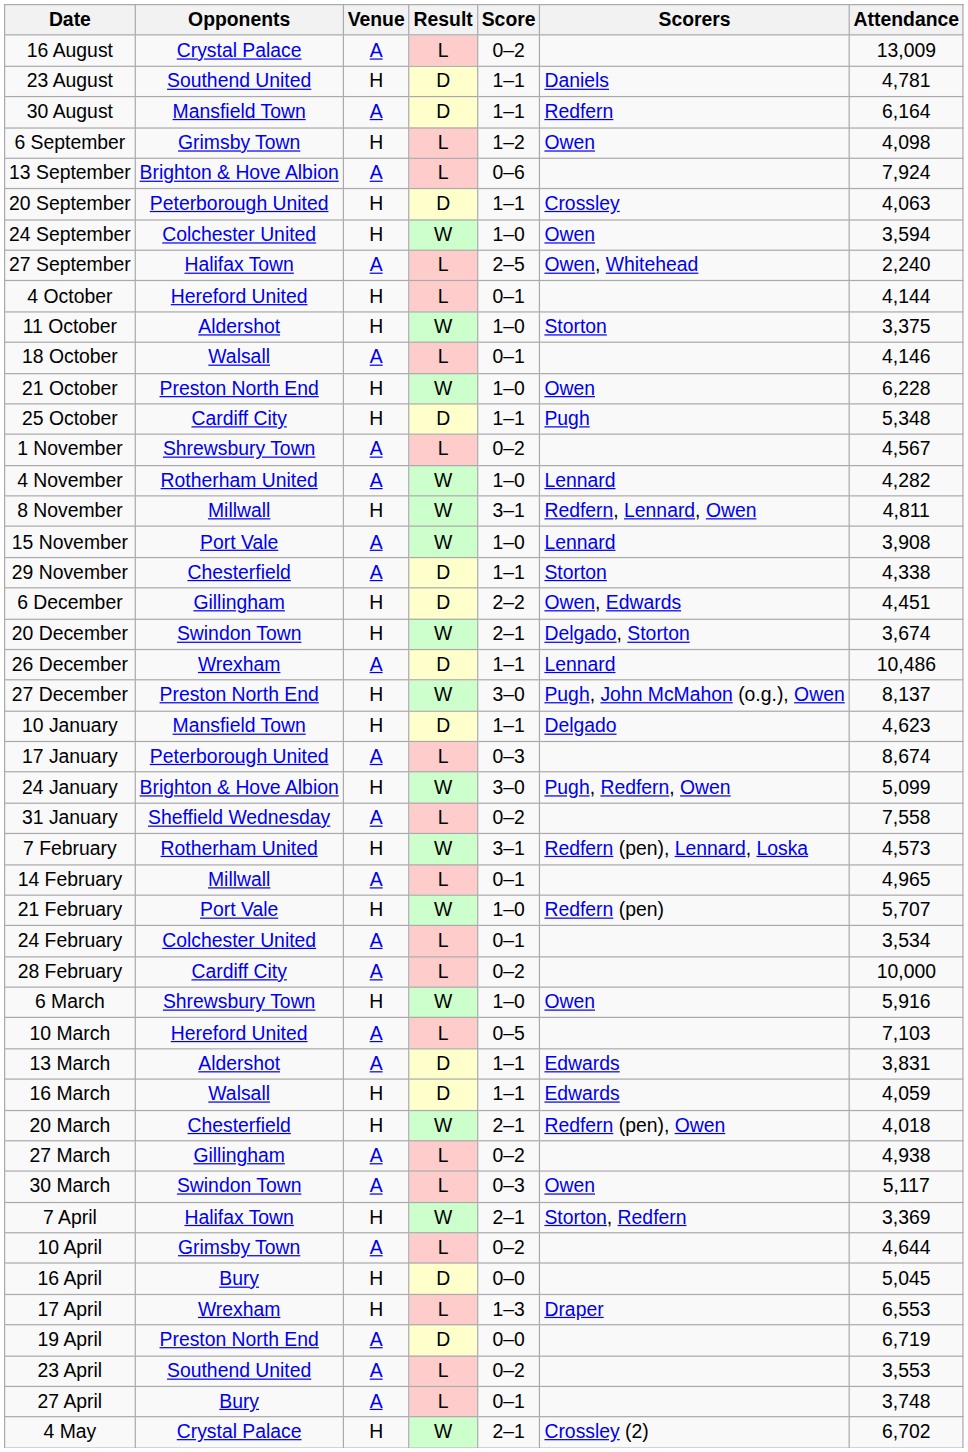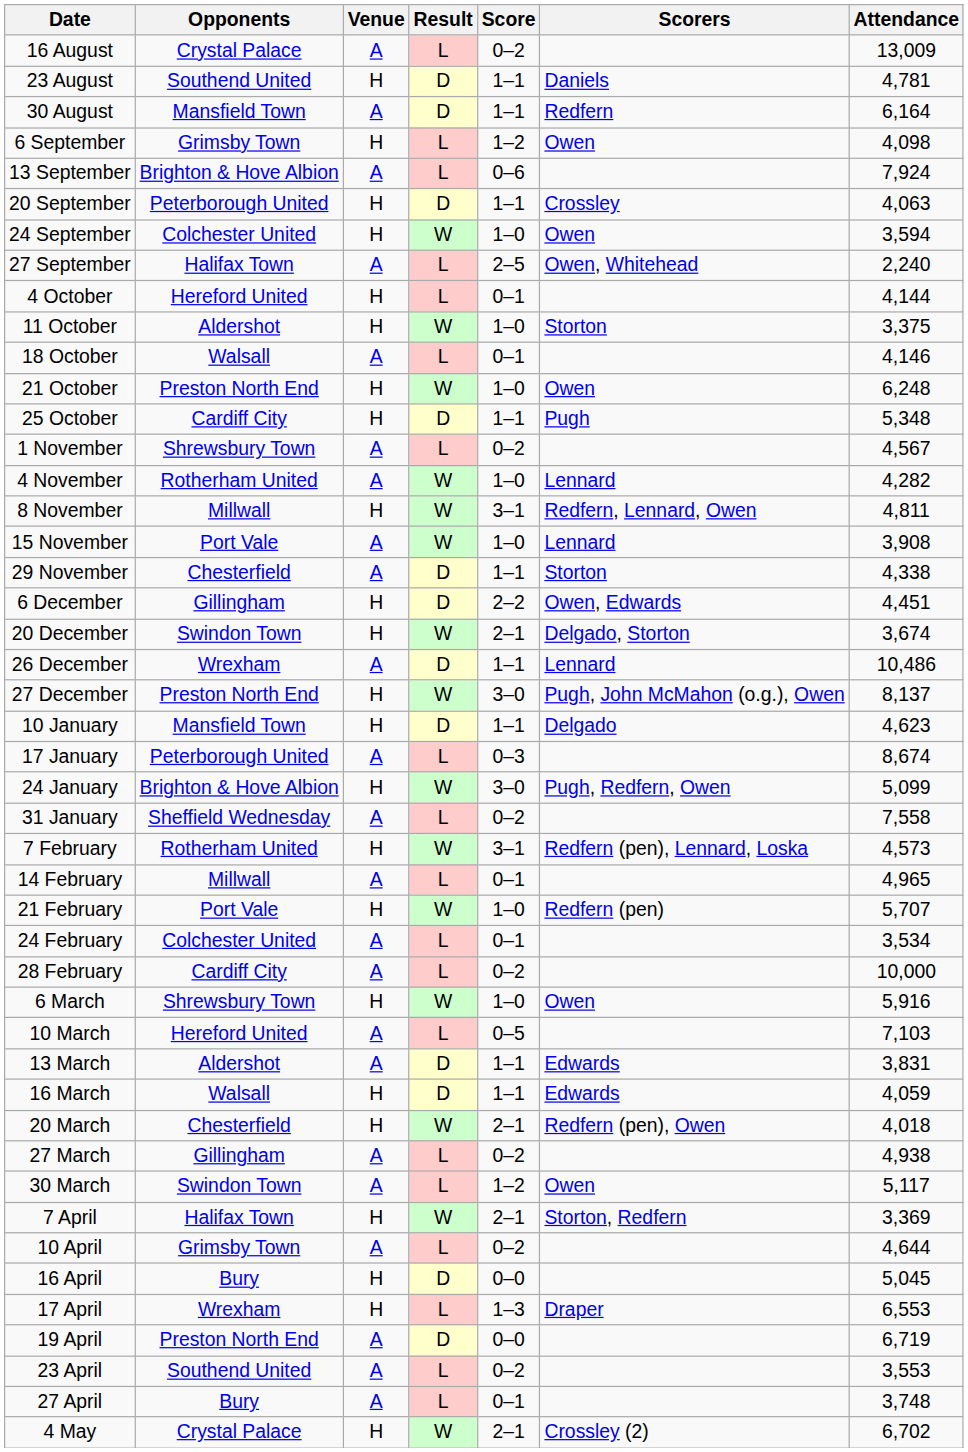(906, 388) 6,228 -> (906, 388) 6,248
(509, 1186) 0–3 -> (509, 1186) 1–2
